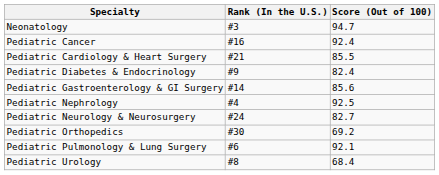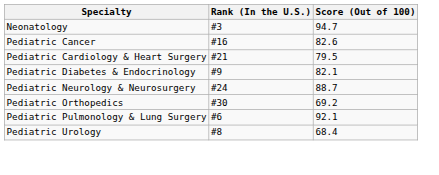(343, 42) 92.4 -> (327, 42) 82.6
(343, 57) 85.5 -> (327, 57) 79.5
(343, 72) 82.4 -> (327, 72) 82.1
- row: (115, 87)
- row: (62, 102)
(343, 117) 82.7 -> (327, 87) 88.7
